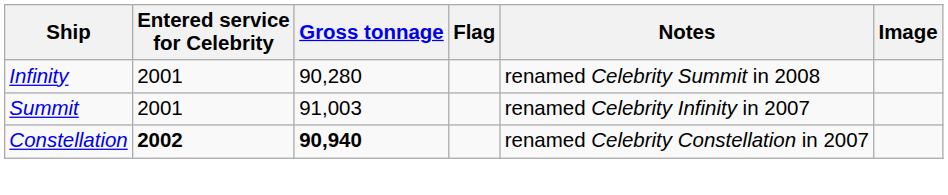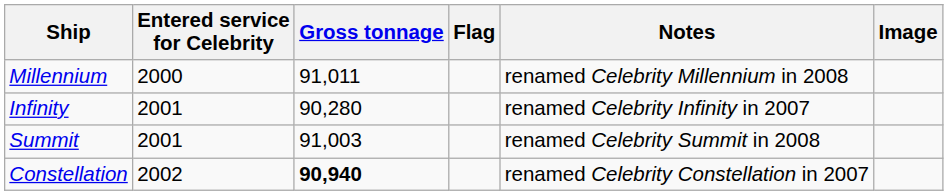+ row: (58, 76)
(662, 76) renamed Celebrity Summit in 2008 -> (657, 108) renamed Celebrity Infinity in 2007
(657, 108) renamed Celebrity Infinity in 2007 -> (662, 141) renamed Celebrity Summit in 2008
(160, 141) bold -> (160, 173) normal
